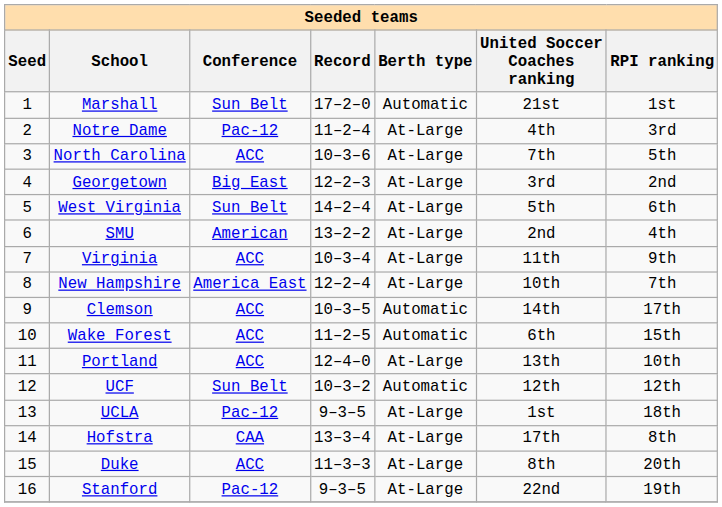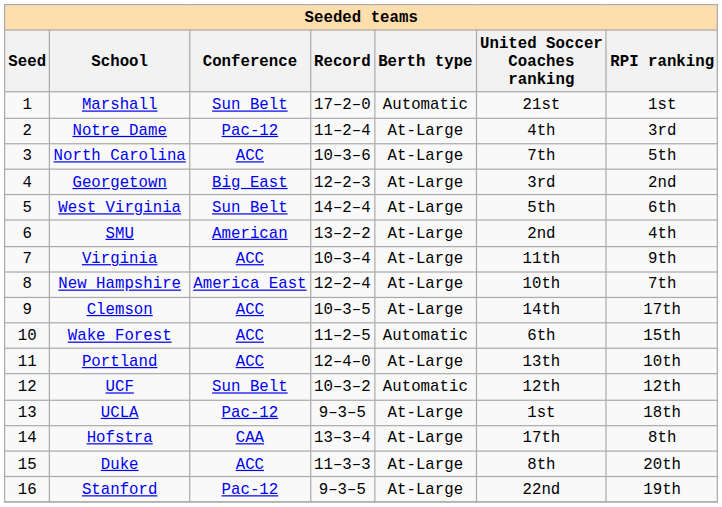(425, 310) Automatic -> (425, 310) At-Large
